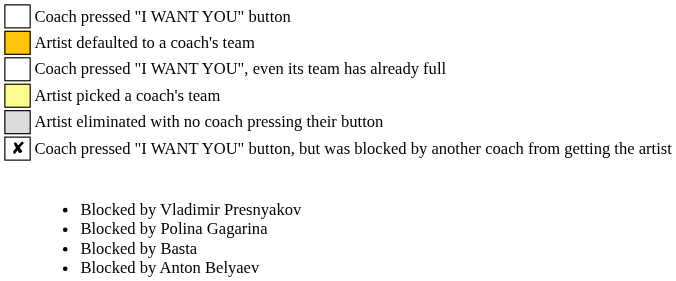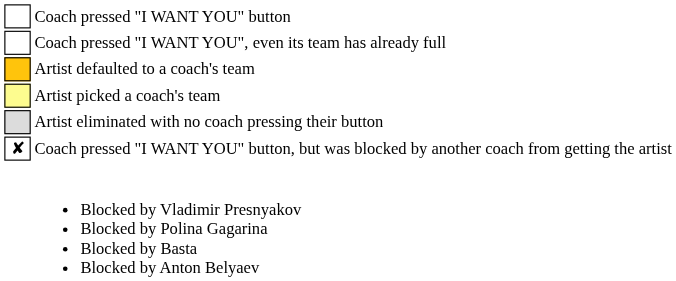rows swapped: (240, 69) <-> (145, 42)
